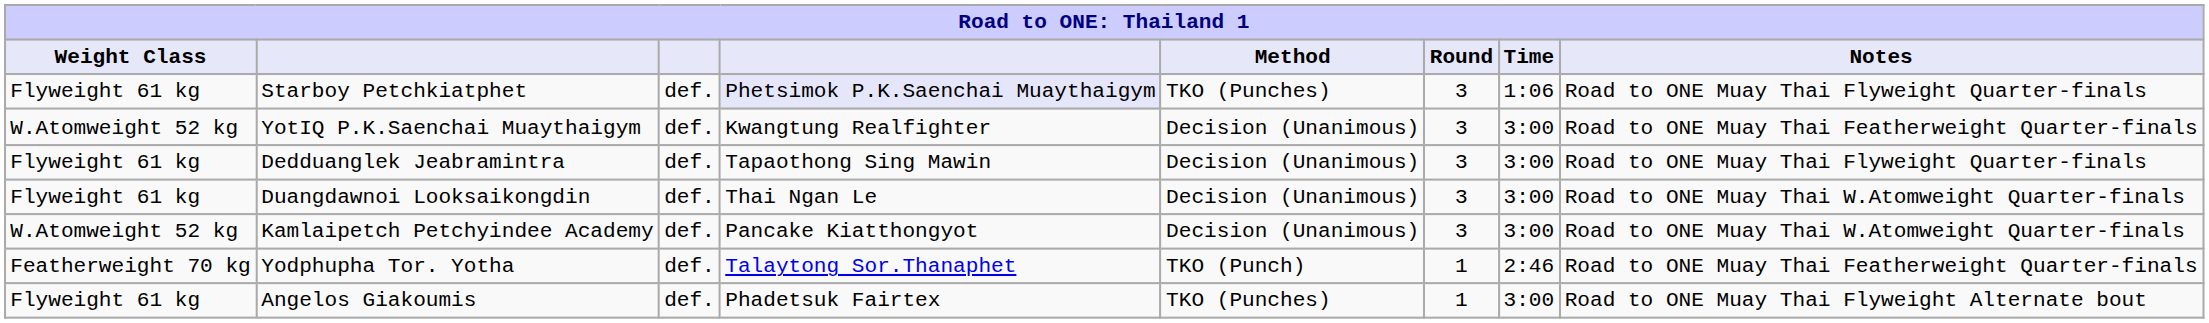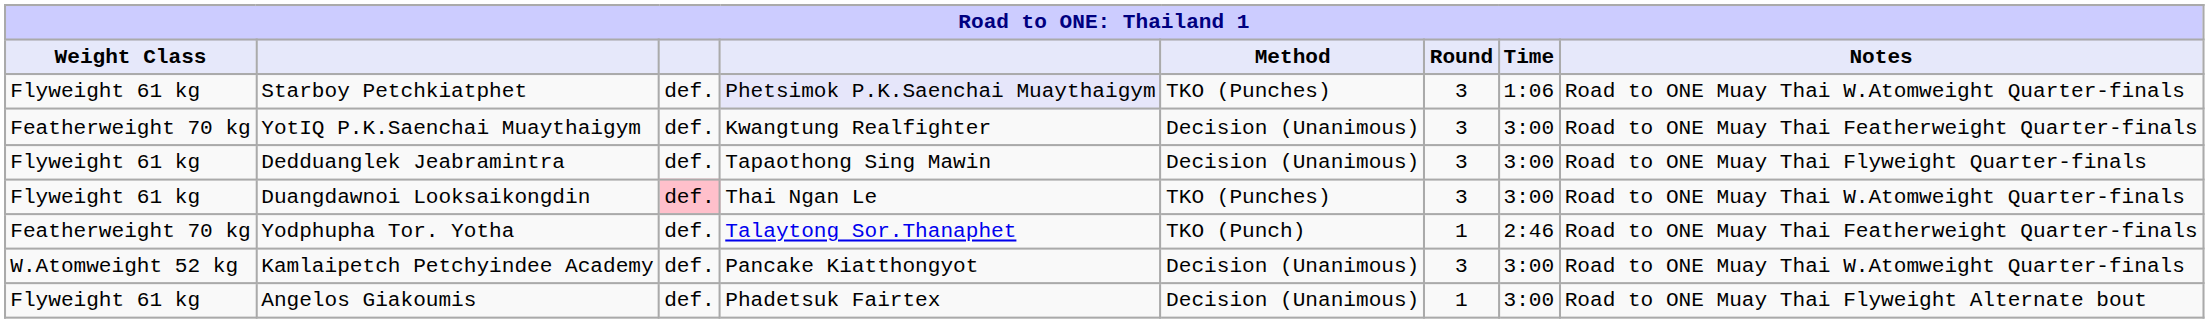(1856, 92) Road to ONE Muay Thai Flyweight Quarter-finals -> (1875, 92) Road to ONE Muay Thai W.Atomweight Quarter-finals
(124, 127) W.Atomweight 52 kg -> (131, 127) Featherweight 70 kg
(689, 197) no background -> (689, 197) pink background
(1293, 197) Decision (Unanimous) -> (1248, 197) TKO (Punches)
rows swapped: (388, 267) <-> (457, 232)
(1248, 301) TKO (Punches) -> (1293, 301) Decision (Unanimous)
